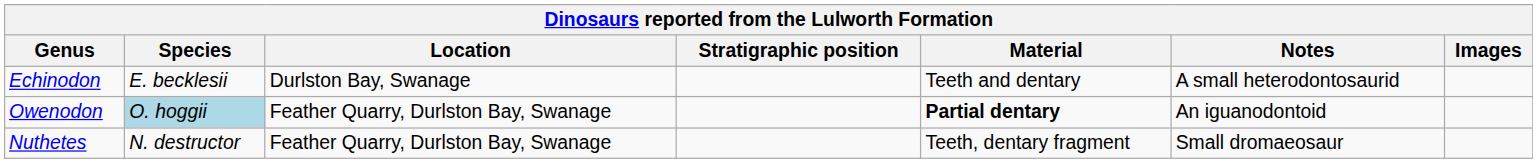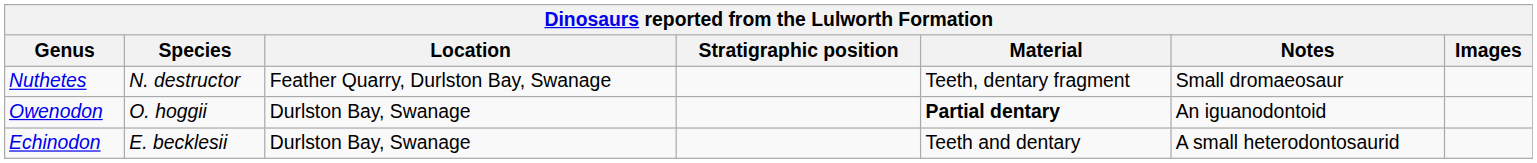rows swapped: (55, 81) <-> (48, 142)
(168, 111) lightblue background -> (168, 111) no background
(440, 111) Feather Quarry, Durlston Bay, Swanage -> (370, 111) Durlston Bay, Swanage
